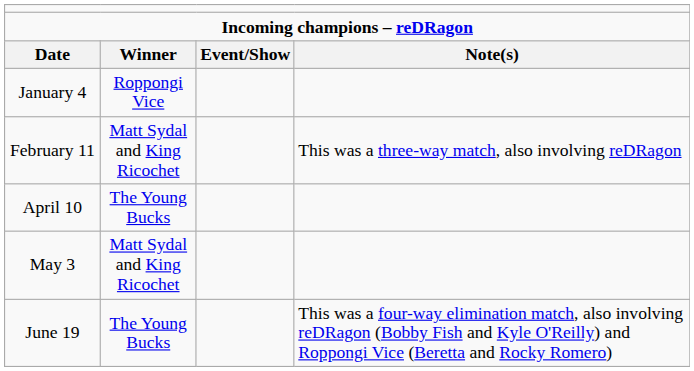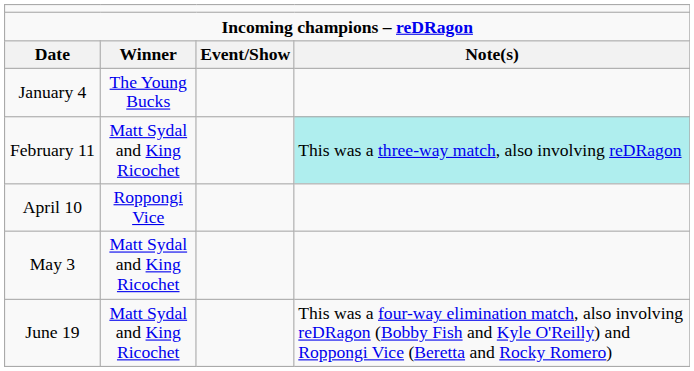(148, 92) Roppongi Vice -> (148, 92) The Young Bucks
(490, 149) no background -> (490, 149) paleturquoise background
(148, 207) The Young Bucks -> (148, 207) Roppongi Vice
(148, 332) The Young Bucks -> (148, 332) Matt Sydal and King Ricochet
